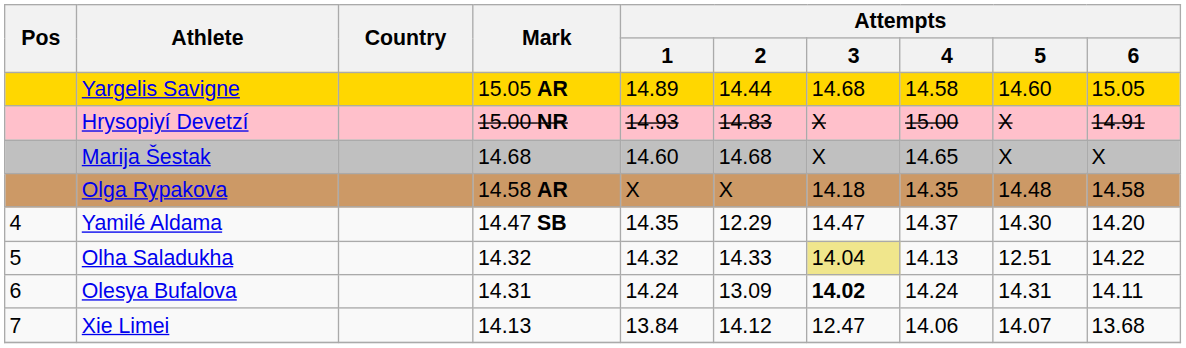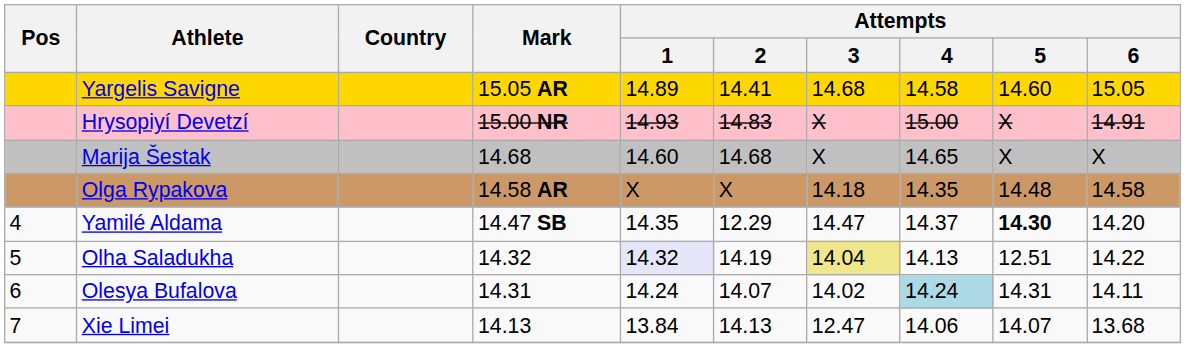(745, 88) 14.44 -> (745, 88) 14.41
(1025, 223) normal -> (1025, 223) bold
(652, 257) no background -> (652, 257) lavender background
(745, 257) 14.33 -> (745, 257) 14.19
(745, 291) 13.09 -> (745, 291) 14.07
(839, 291) bold -> (839, 291) normal
(932, 291) no background -> (932, 291) lightblue background
(745, 325) 14.12 -> (745, 325) 14.13
